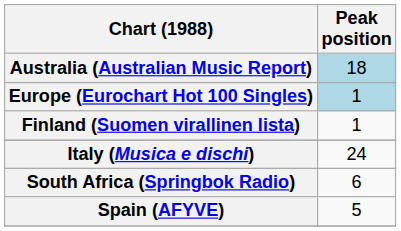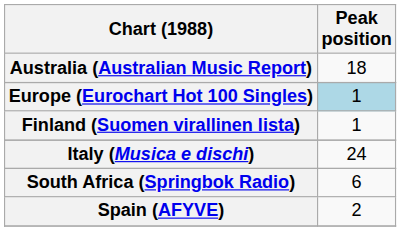(357, 67) lightblue background -> (357, 67) no background
(357, 211) 5 -> (357, 211) 2
